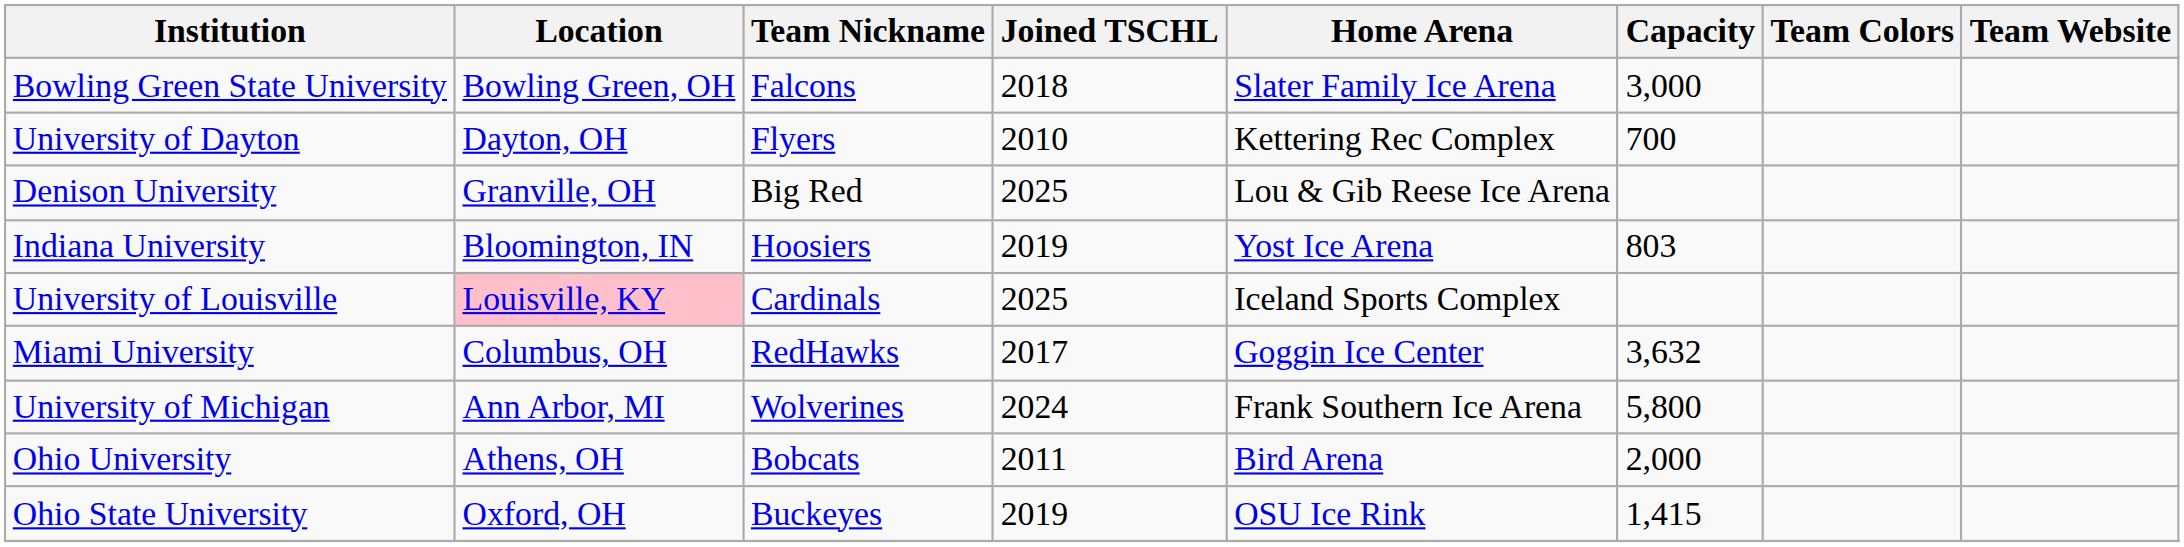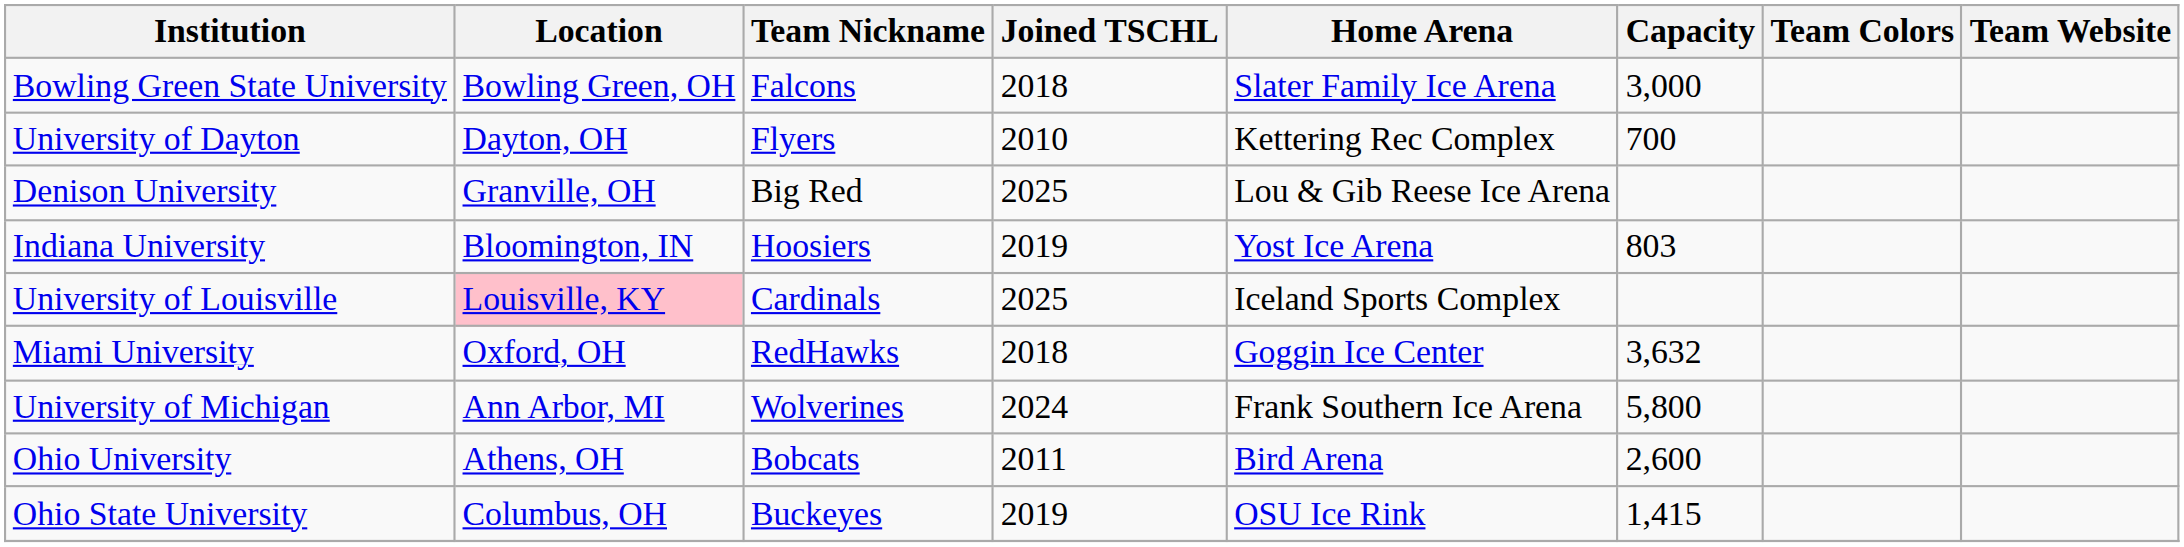(565, 352) Columbus, OH -> (544, 352) Oxford, OH
(1034, 352) 2017 -> (1034, 352) 2018
(1664, 459) 2,000 -> (1664, 459) 2,600
(544, 513) Oxford, OH -> (565, 513) Columbus, OH
